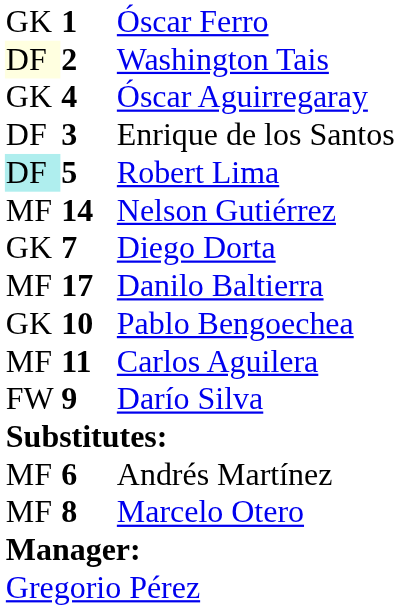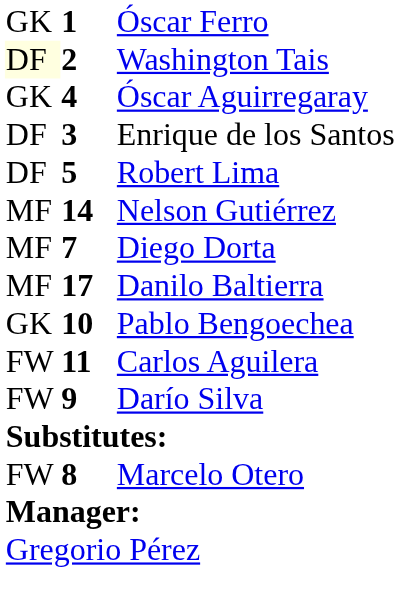(26, 172) paleturquoise background -> (26, 172) no background
(29, 247) GK -> (29, 247) MF
(29, 360) MF -> (30, 360) FW
- row: (225, 474)
(29, 511) MF -> (30, 474) FW
